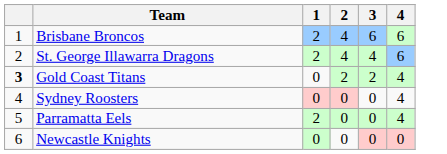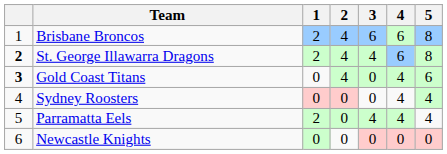+ column: (429, 15)
(19, 56) normal -> (19, 56) bold
(344, 77) 2 -> (344, 77) 4
(372, 77) 2 -> (372, 77) 0
(372, 118) 0 -> (372, 118) 4
